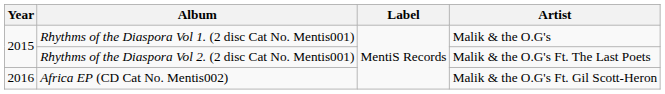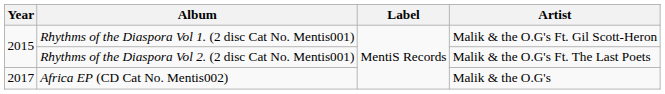(502, 36) Malik & the O.G's -> (555, 36) Malik & the O.G's Ft. Gil Scott-Heron
(21, 78) 2016 -> (21, 78) 2017
(555, 78) Malik & the O.G's Ft. Gil Scott-Heron -> (502, 78) Malik & the O.G's
